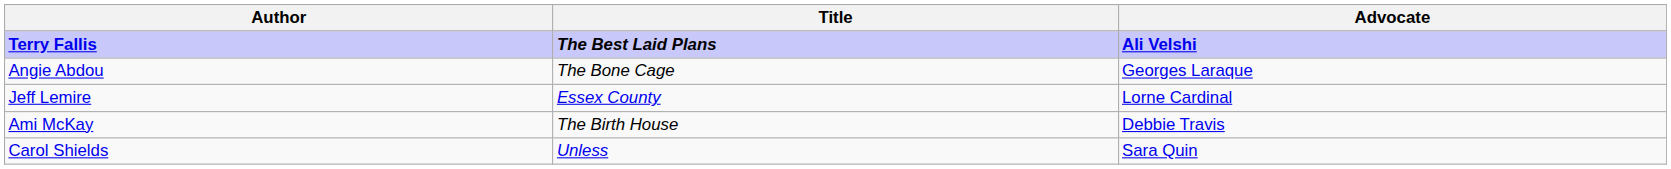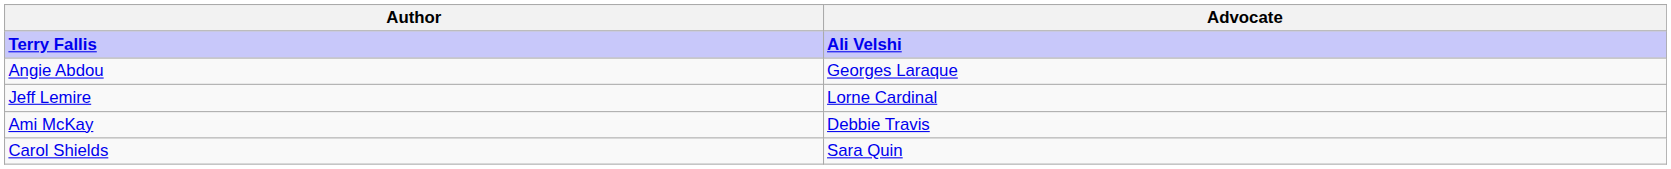- column: (836, 17)
